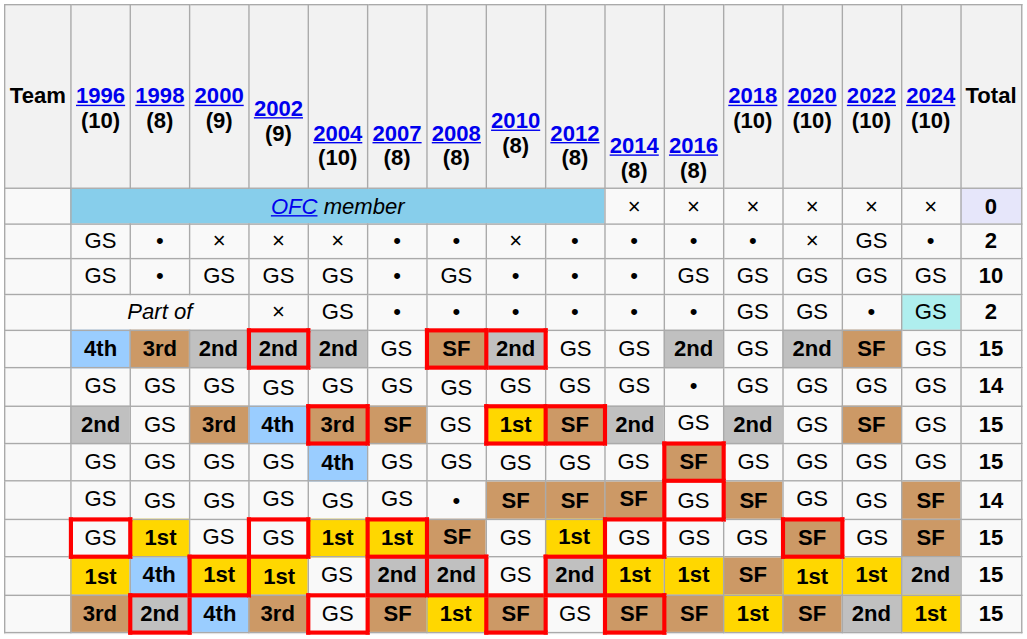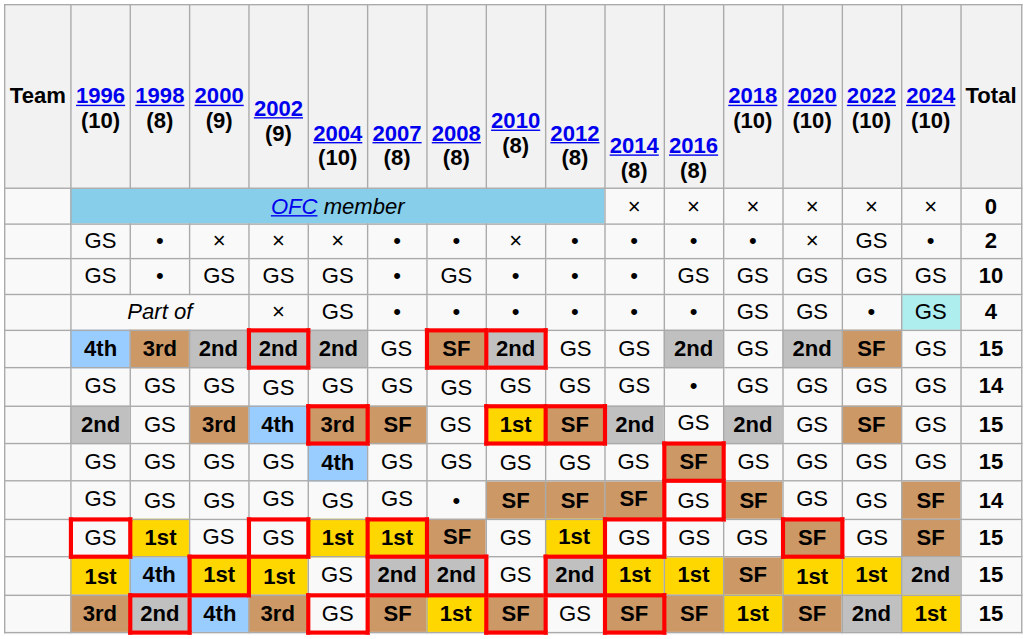(991, 206) lavender background -> (991, 206) no background
(991, 311) 2 -> (991, 311) 4
